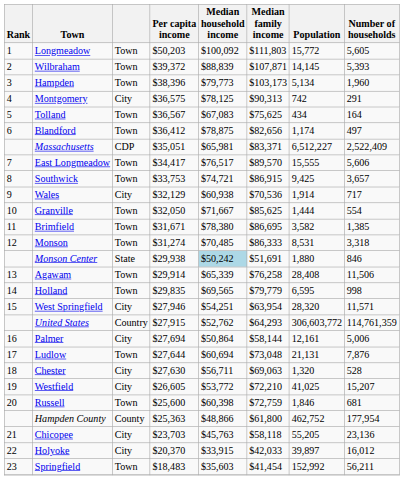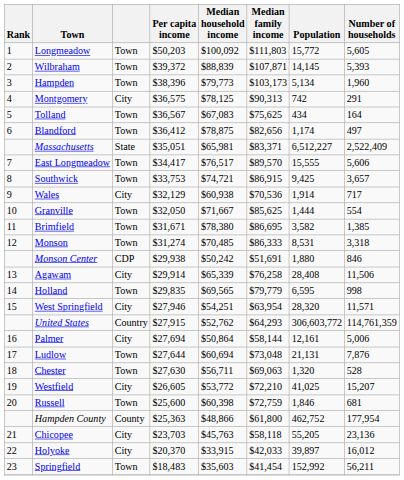(125, 147) CDP -> (125, 147) State
(125, 258) State -> (125, 258) CDP
(217, 258) lightblue background -> (217, 258) no background
(126, 274) Town -> (123, 274) City
(123, 370) City -> (126, 370) Town
